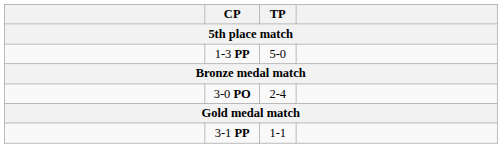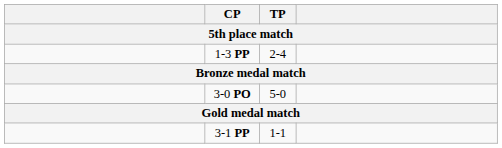(278, 53) 5-0 -> (278, 53) 2-4
(278, 93) 2-4 -> (278, 93) 5-0
